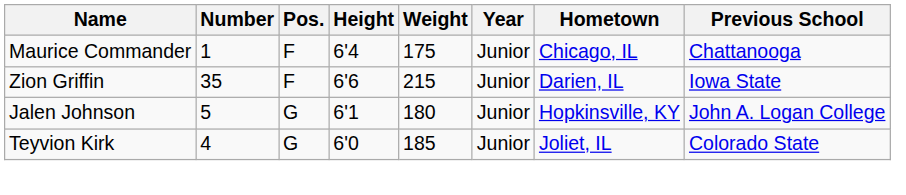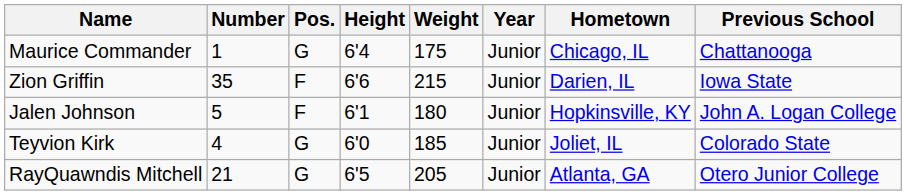(289, 50) F -> (302, 50) G
(291, 112) G -> (300, 112) F
+ row: (106, 174)
